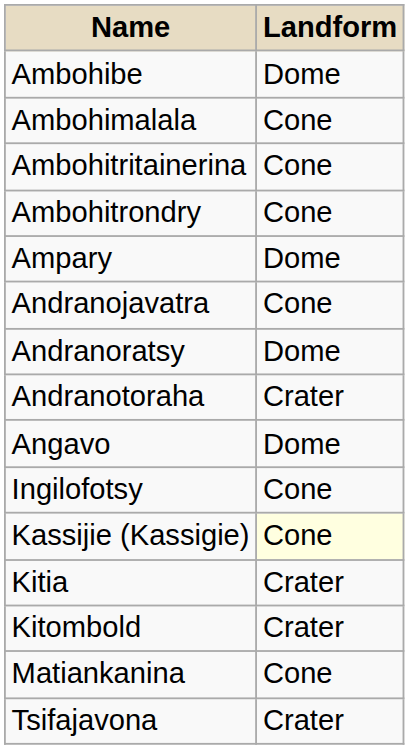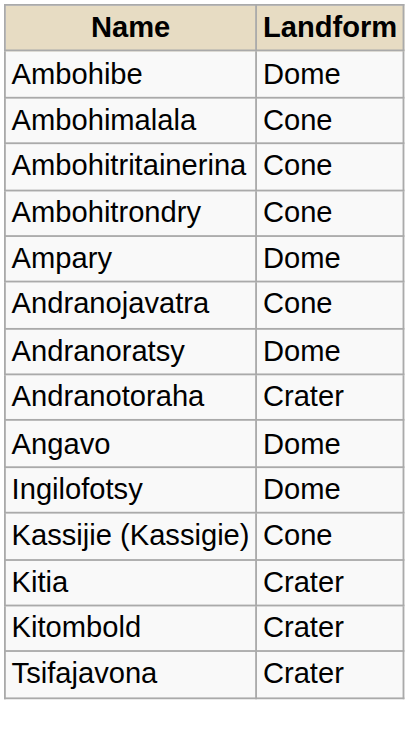(298, 489) Cone -> (302, 489) Dome
(298, 535) lightyellow background -> (298, 535) no background
- row: (98, 674)
